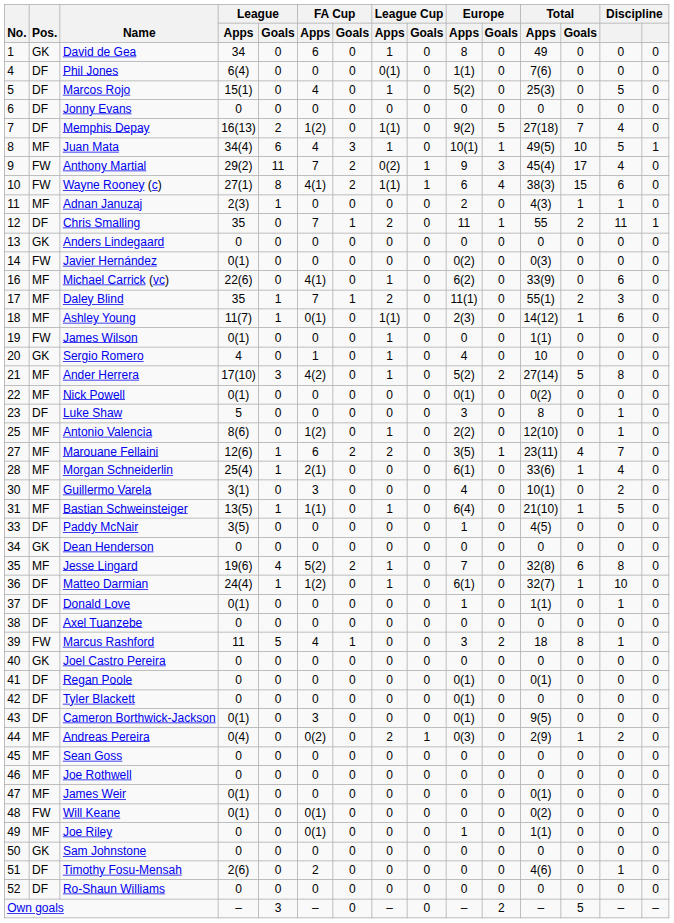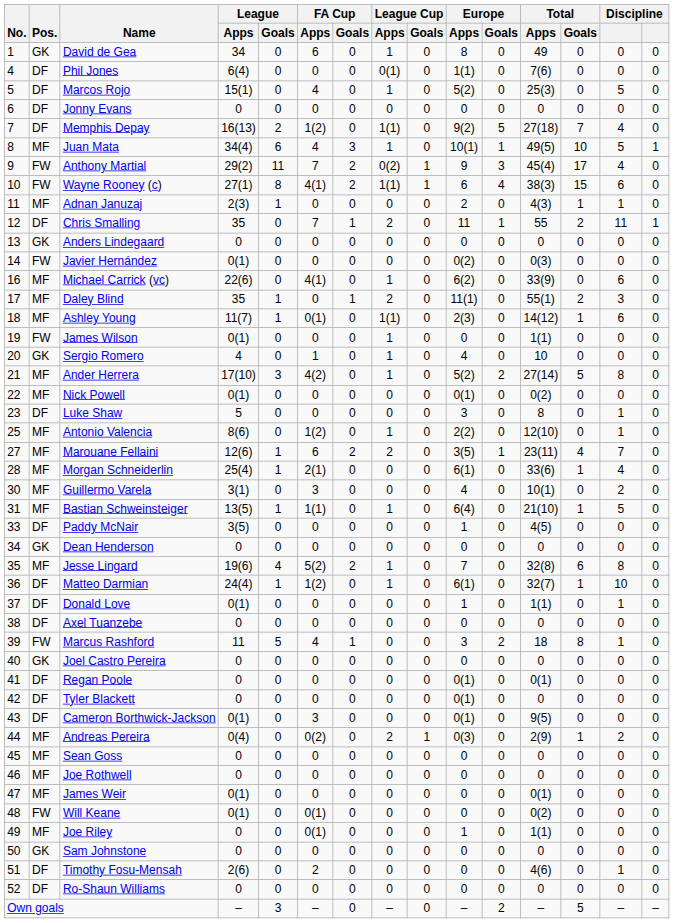(315, 299) 7 -> (315, 299) 0
